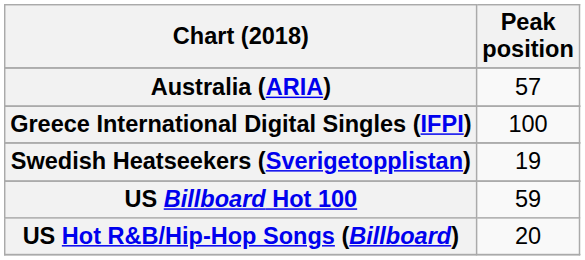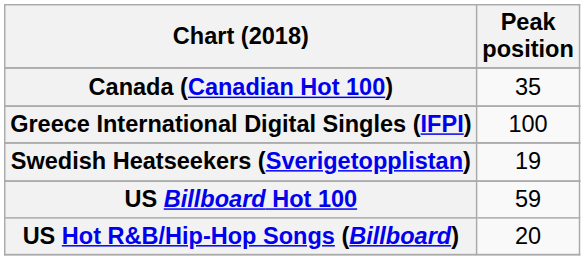- row: (241, 86)
+ row: (241, 86)
